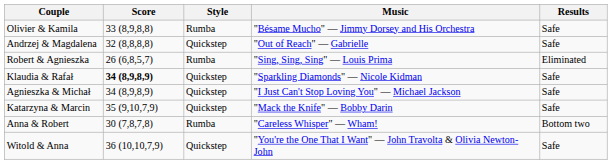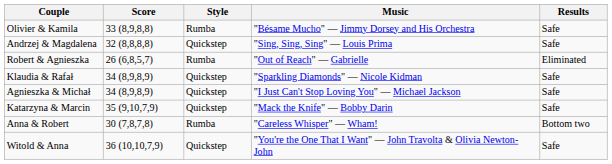(311, 44) "Out of Reach" — Gabrielle -> (323, 44) "Sing, Sing, Sing" — Louis Prima
(323, 60) "Sing, Sing, Sing" — Louis Prima -> (311, 60) "Out of Reach" — Gabrielle
(129, 76) bold -> (129, 76) normal
